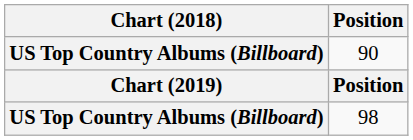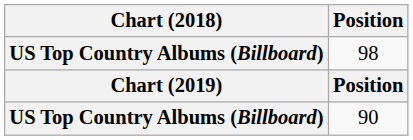rows swapped: (368, 53) <-> (368, 118)
